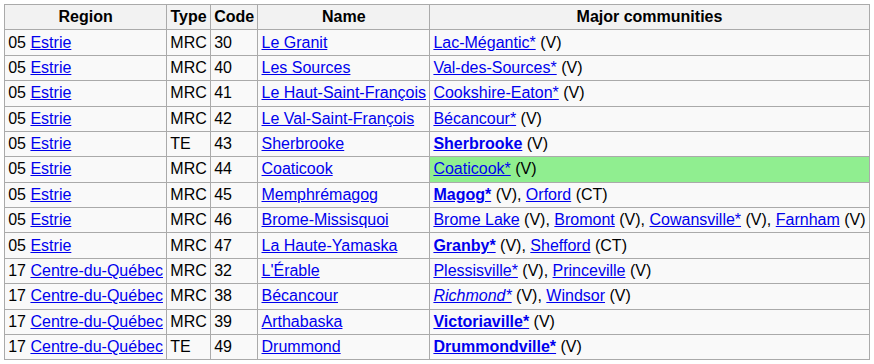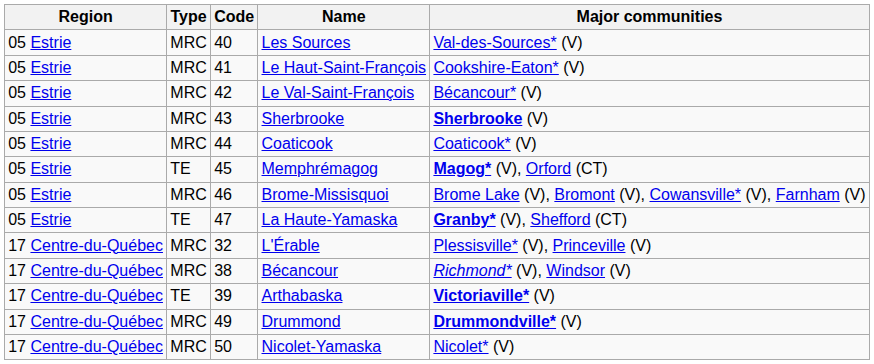- row: (294, 42)
(181, 144) TE -> (189, 118) MRC
(485, 169) lightgreen background -> (485, 144) no background
(189, 194) MRC -> (181, 169) TE
(189, 245) MRC -> (181, 220) TE
(189, 321) MRC -> (181, 296) TE
(181, 347) TE -> (189, 321) MRC
+ row: (321, 347)
